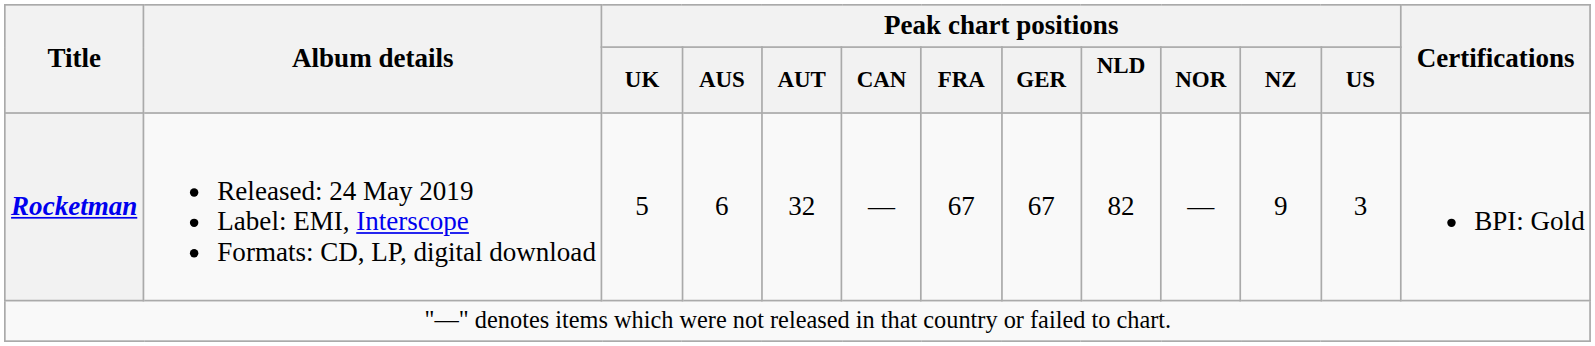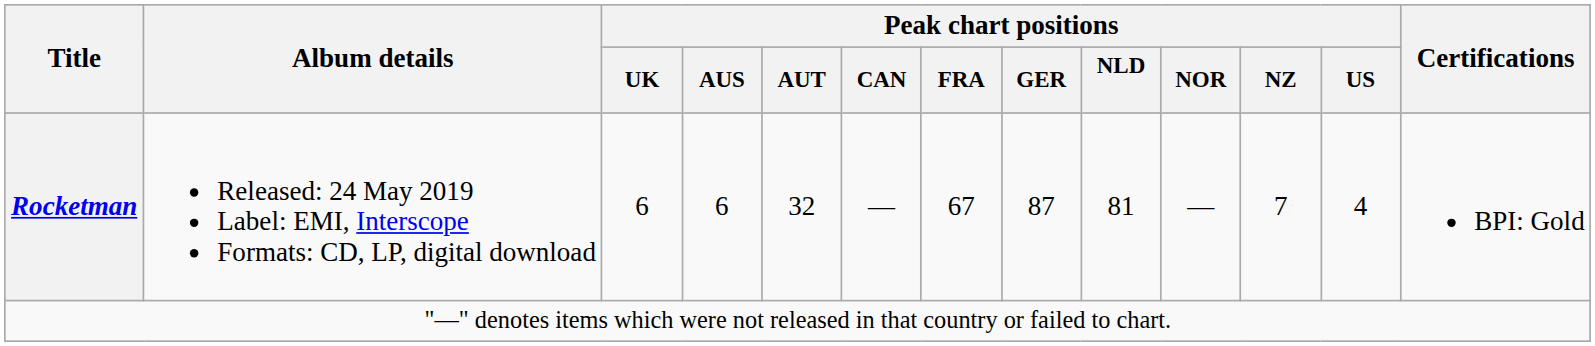(642, 206) 5 -> (642, 206) 6
(1041, 206) 67 -> (1041, 206) 87
(1121, 206) 82 -> (1121, 206) 81
(1281, 206) 9 -> (1281, 206) 7
(1360, 206) 3 -> (1360, 206) 4
